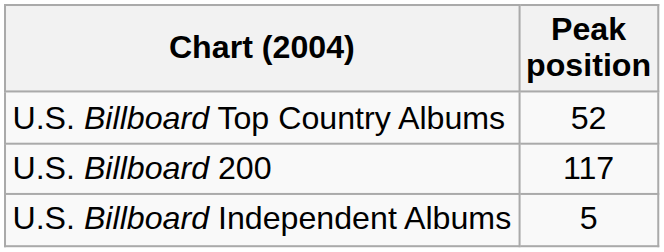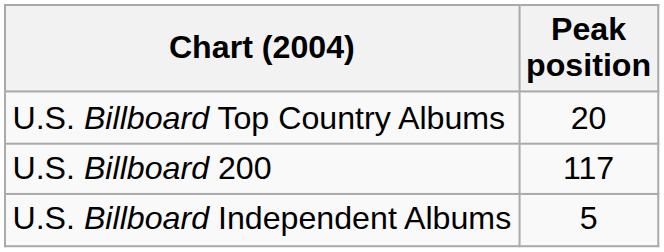(589, 117) 52 -> (589, 117) 20
